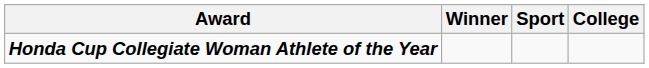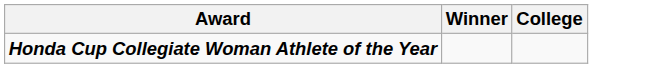- column: (540, 19)
